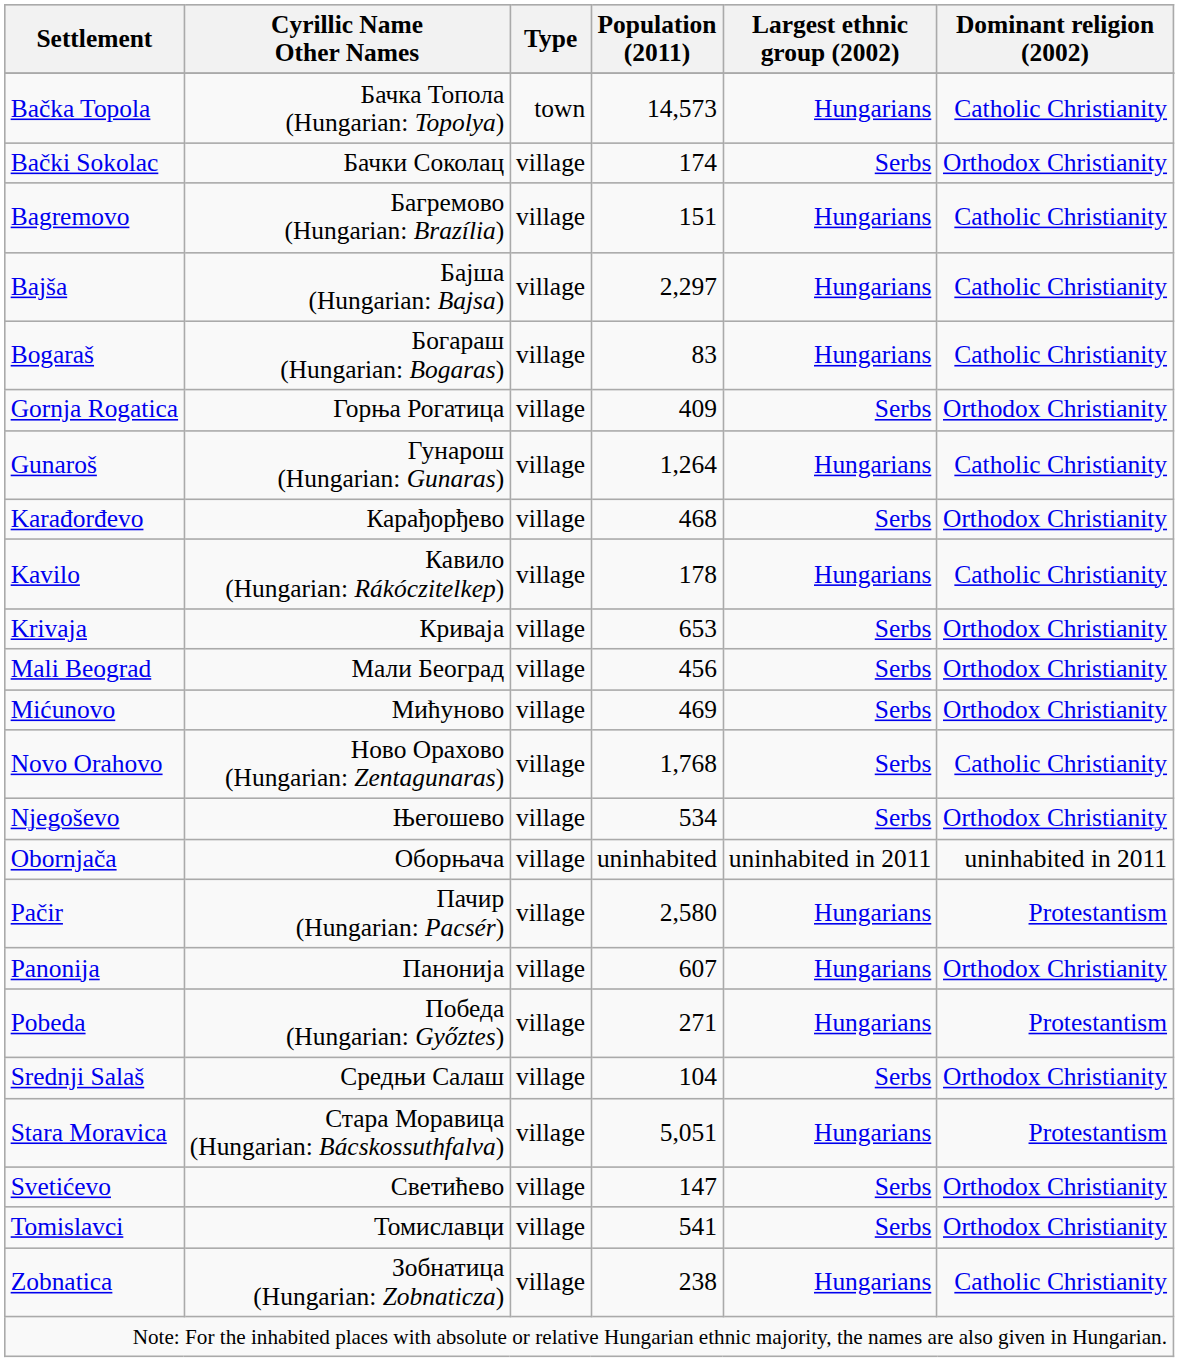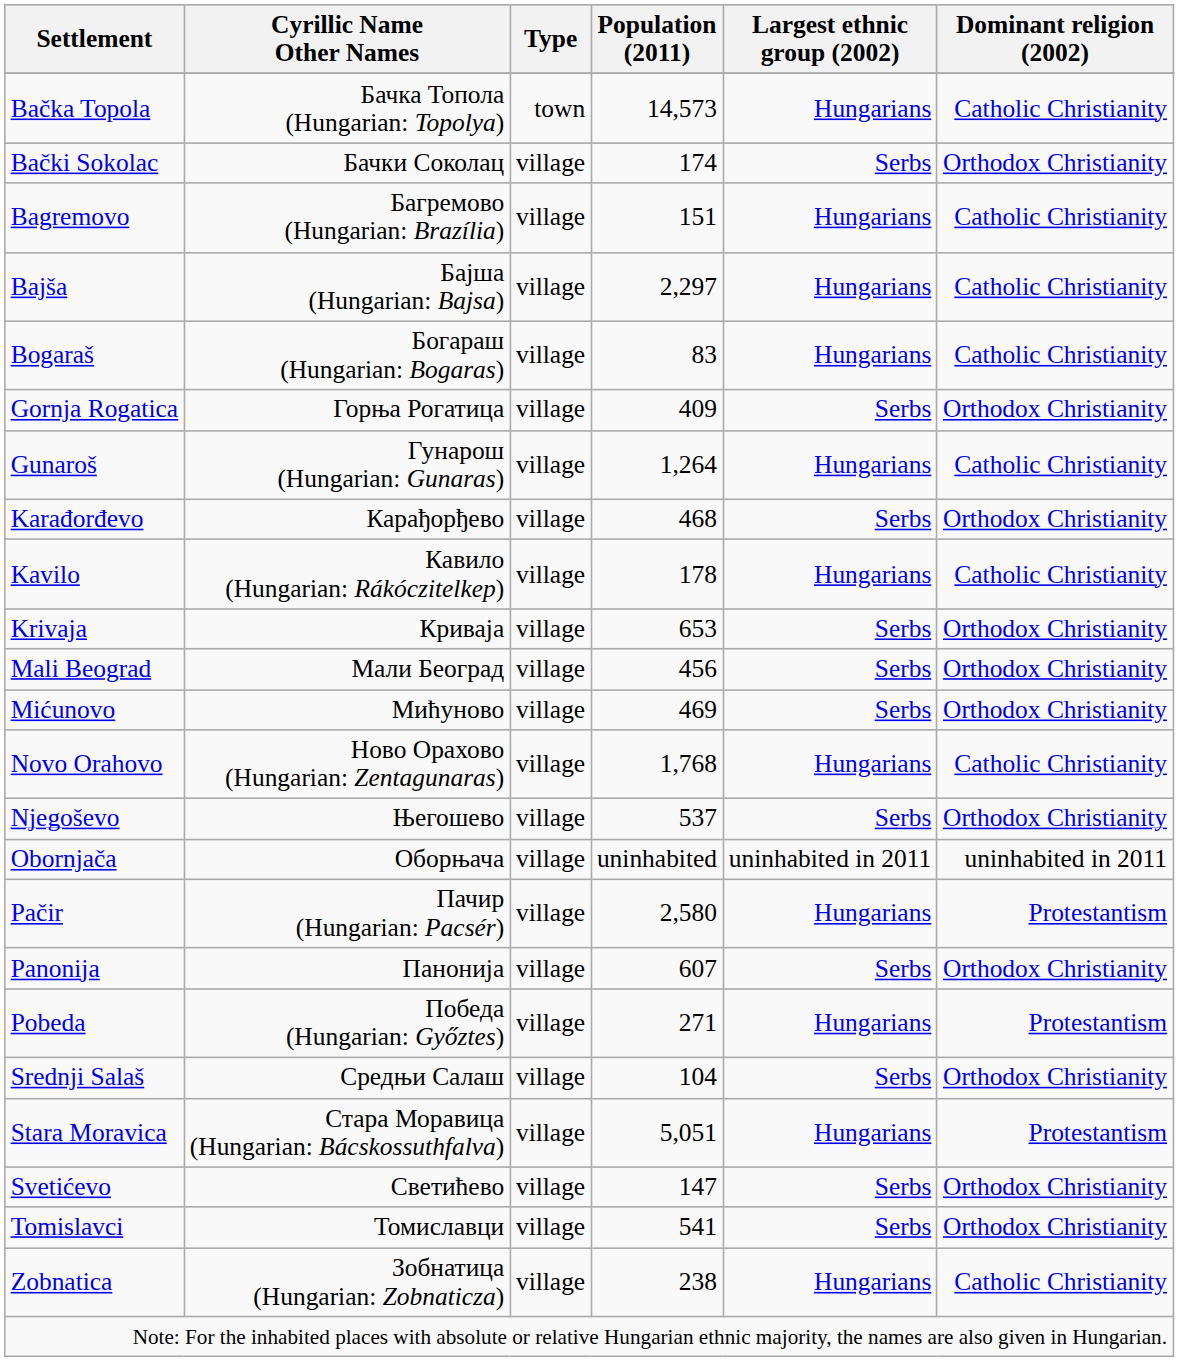(903, 763) Serbs -> (873, 763) Hungarians
(698, 818) 534 -> (698, 818) 537
(873, 968) Hungarians -> (903, 968) Serbs
